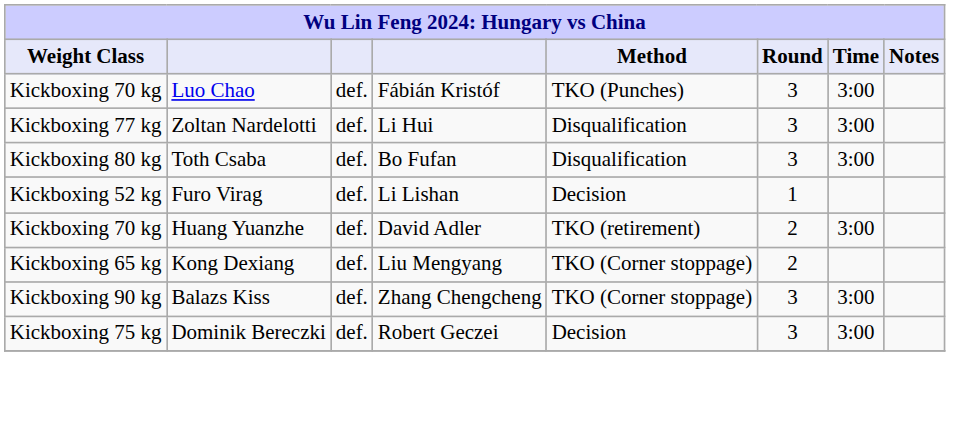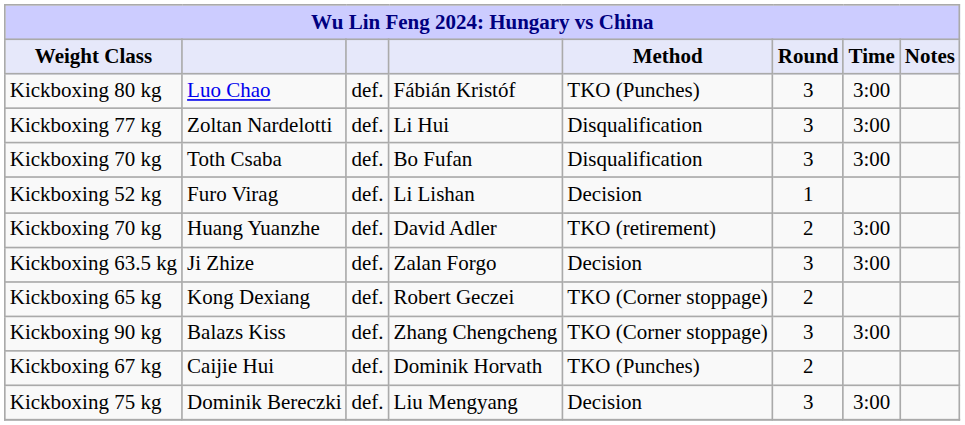(86, 90) Kickboxing 70 kg -> (86, 90) Kickboxing 80 kg
(86, 159) Kickboxing 80 kg -> (86, 159) Kickboxing 70 kg
+ row: (221, 263)
(440, 263) Liu Mengyang -> (454, 298) Robert Geczei
+ row: (231, 367)
(438, 332) Robert Geczei -> (456, 402) Liu Mengyang
